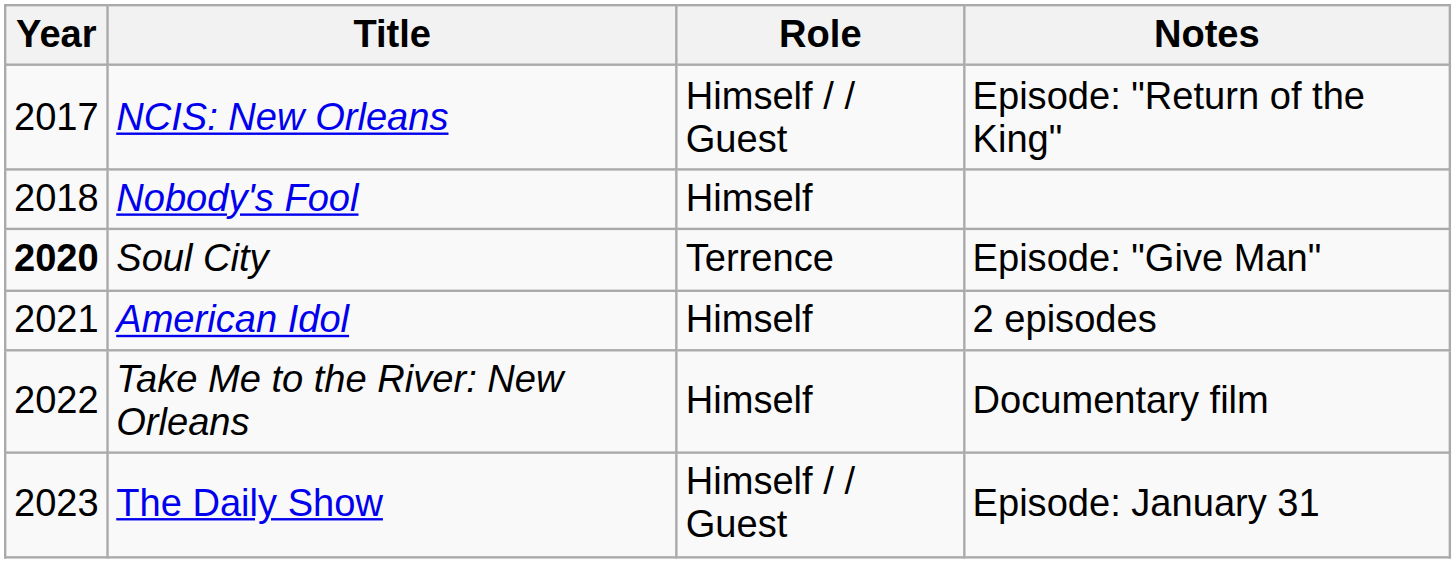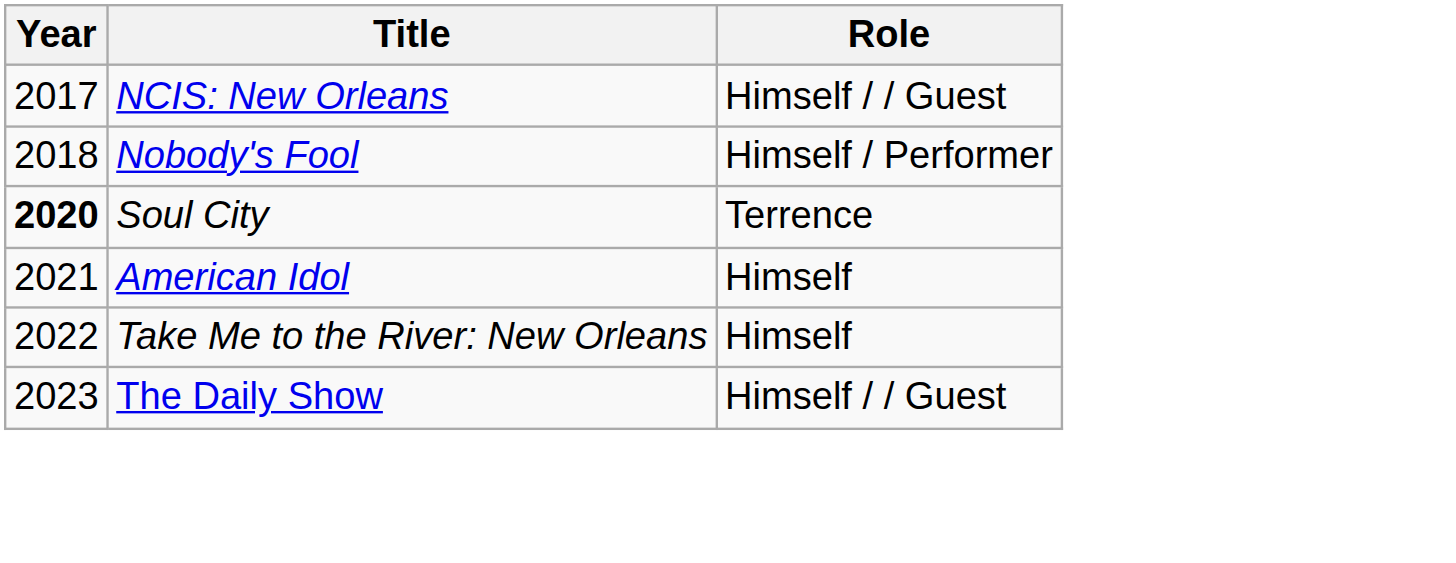- column: (1207, 34)
(749, 198) Himself -> (889, 155) Himself / Performer
